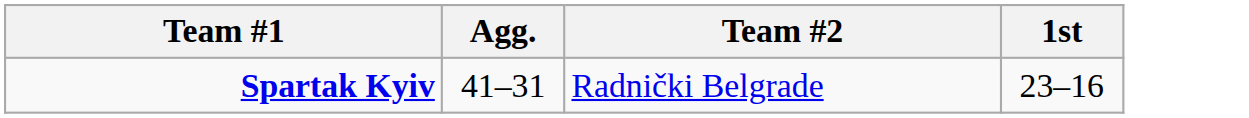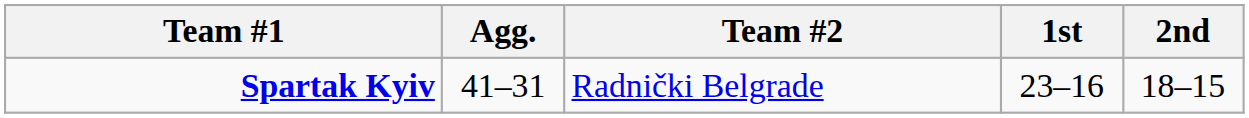+ column: (1183, 31)
